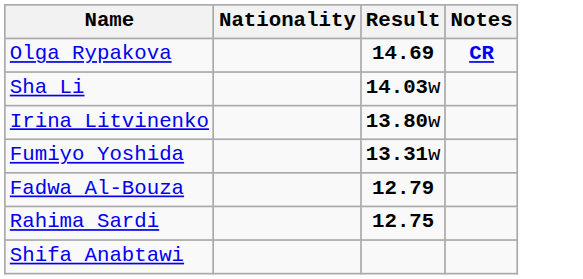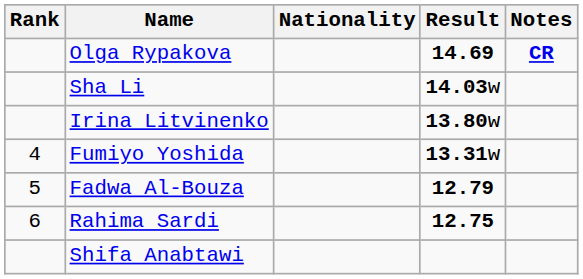+ column: (35, 22)
